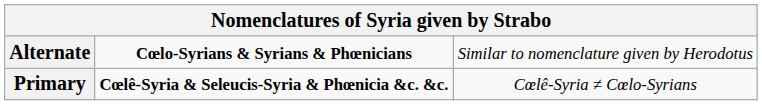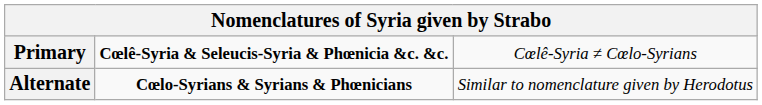rows swapped: (50, 83) <-> (50, 52)
